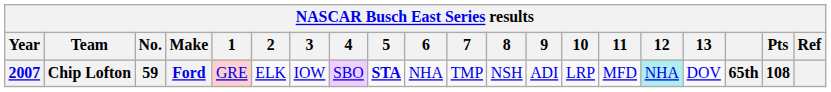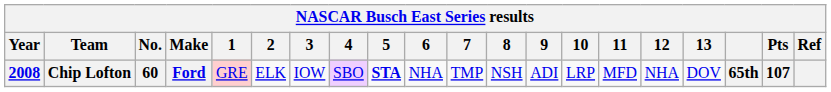(24, 73) 2007 -> (24, 73) 2008
(150, 73) 59 -> (150, 73) 60
(662, 73) paleturquoise background -> (662, 73) no background
(778, 73) 108 -> (778, 73) 107
